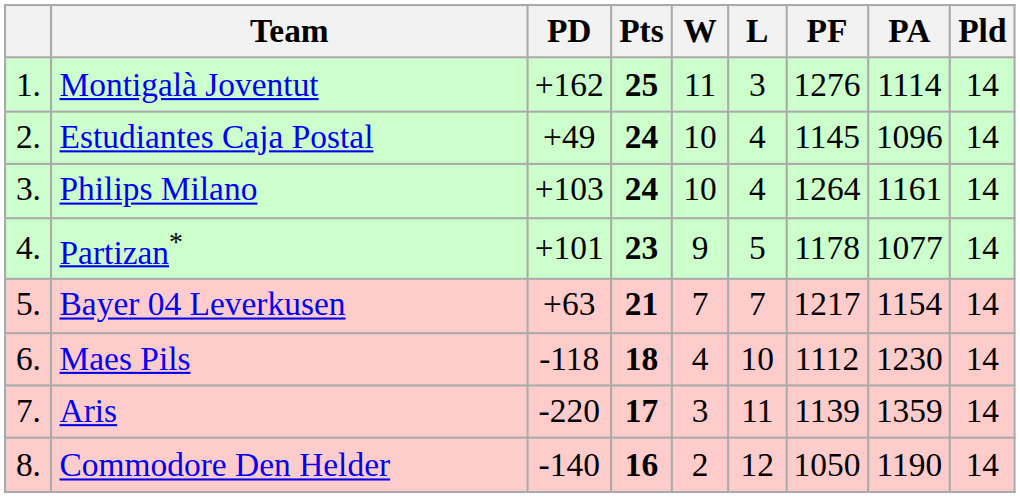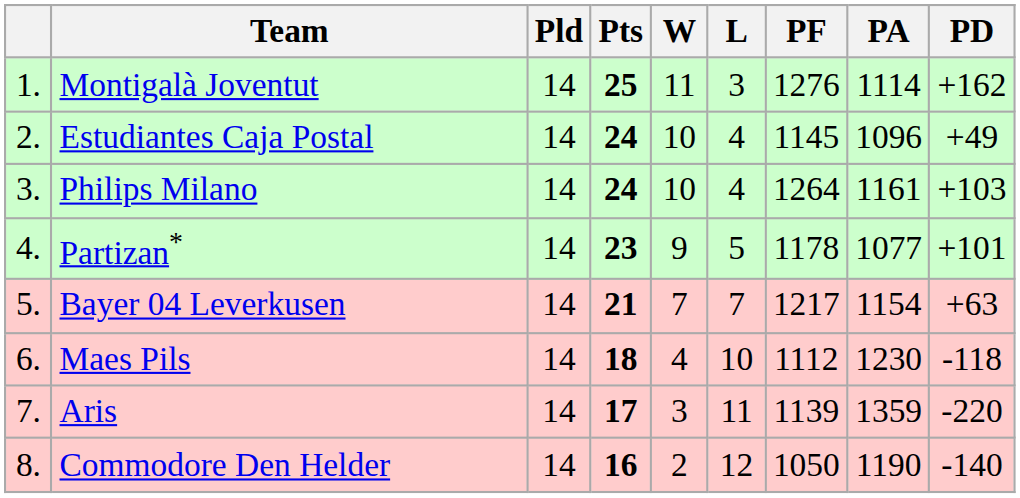columns swapped: (982, 31) <-> (569, 31)
